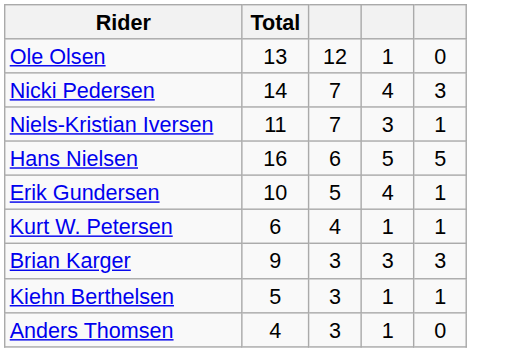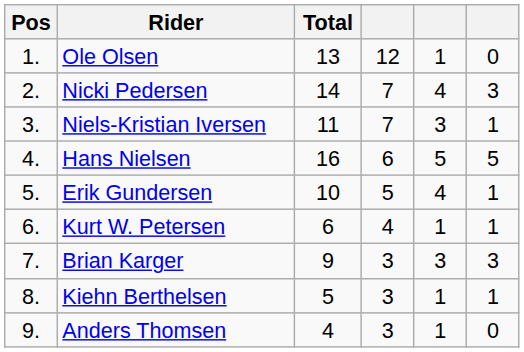+ column: (31, 22)
